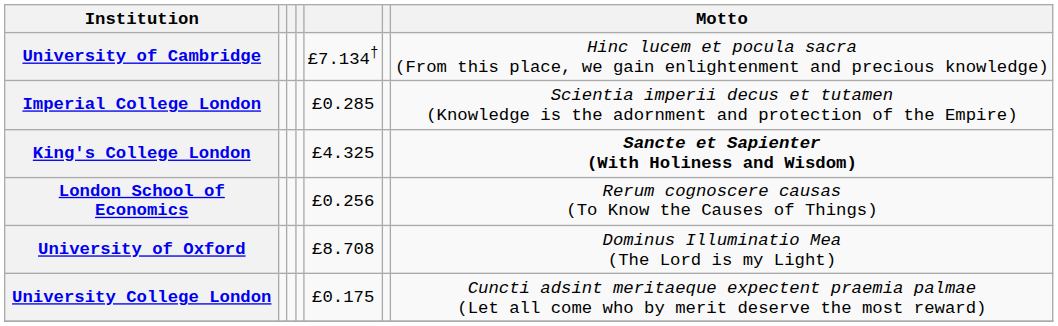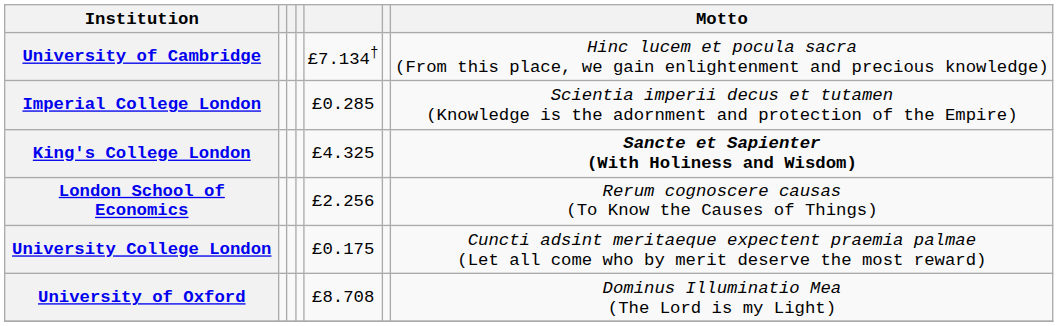(343, 201) £0.256 -> (343, 201) £2.256
rows swapped: (142, 249) <-> (142, 298)
